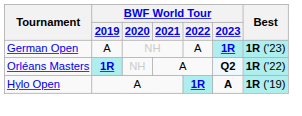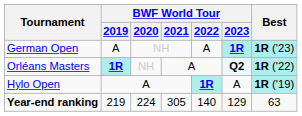(228, 85) bold -> (237, 85) normal
+ row: (53, 102)
